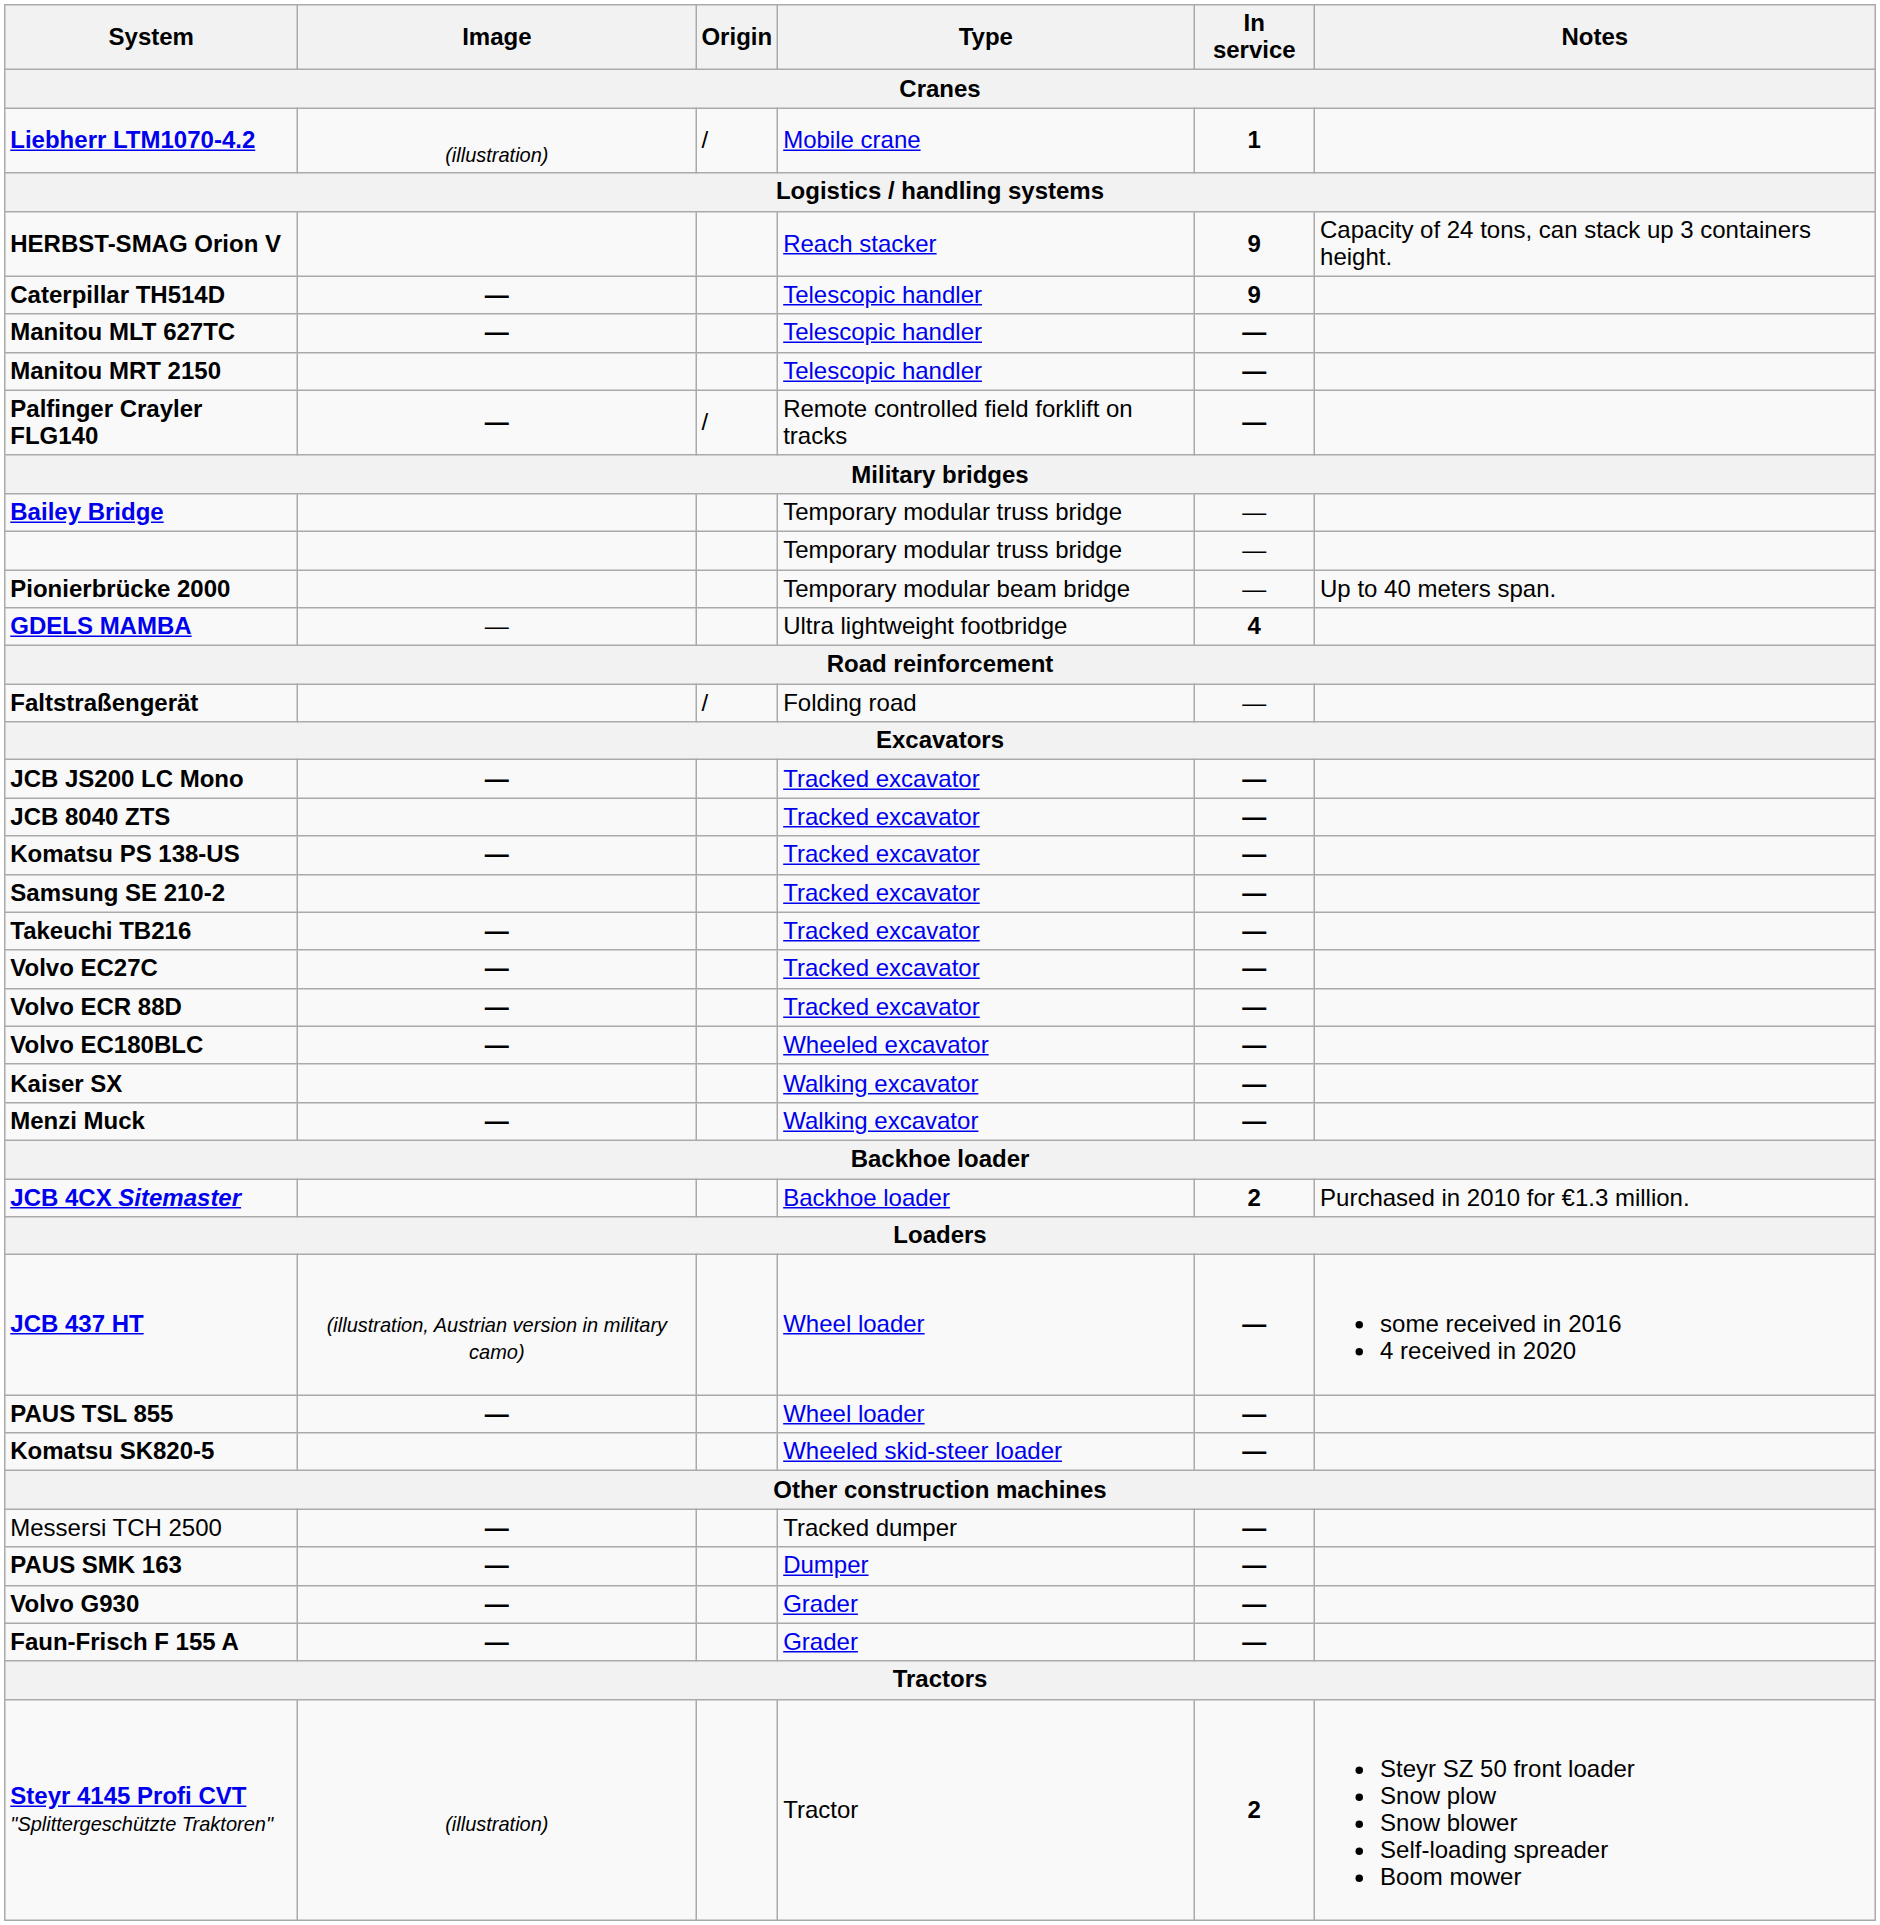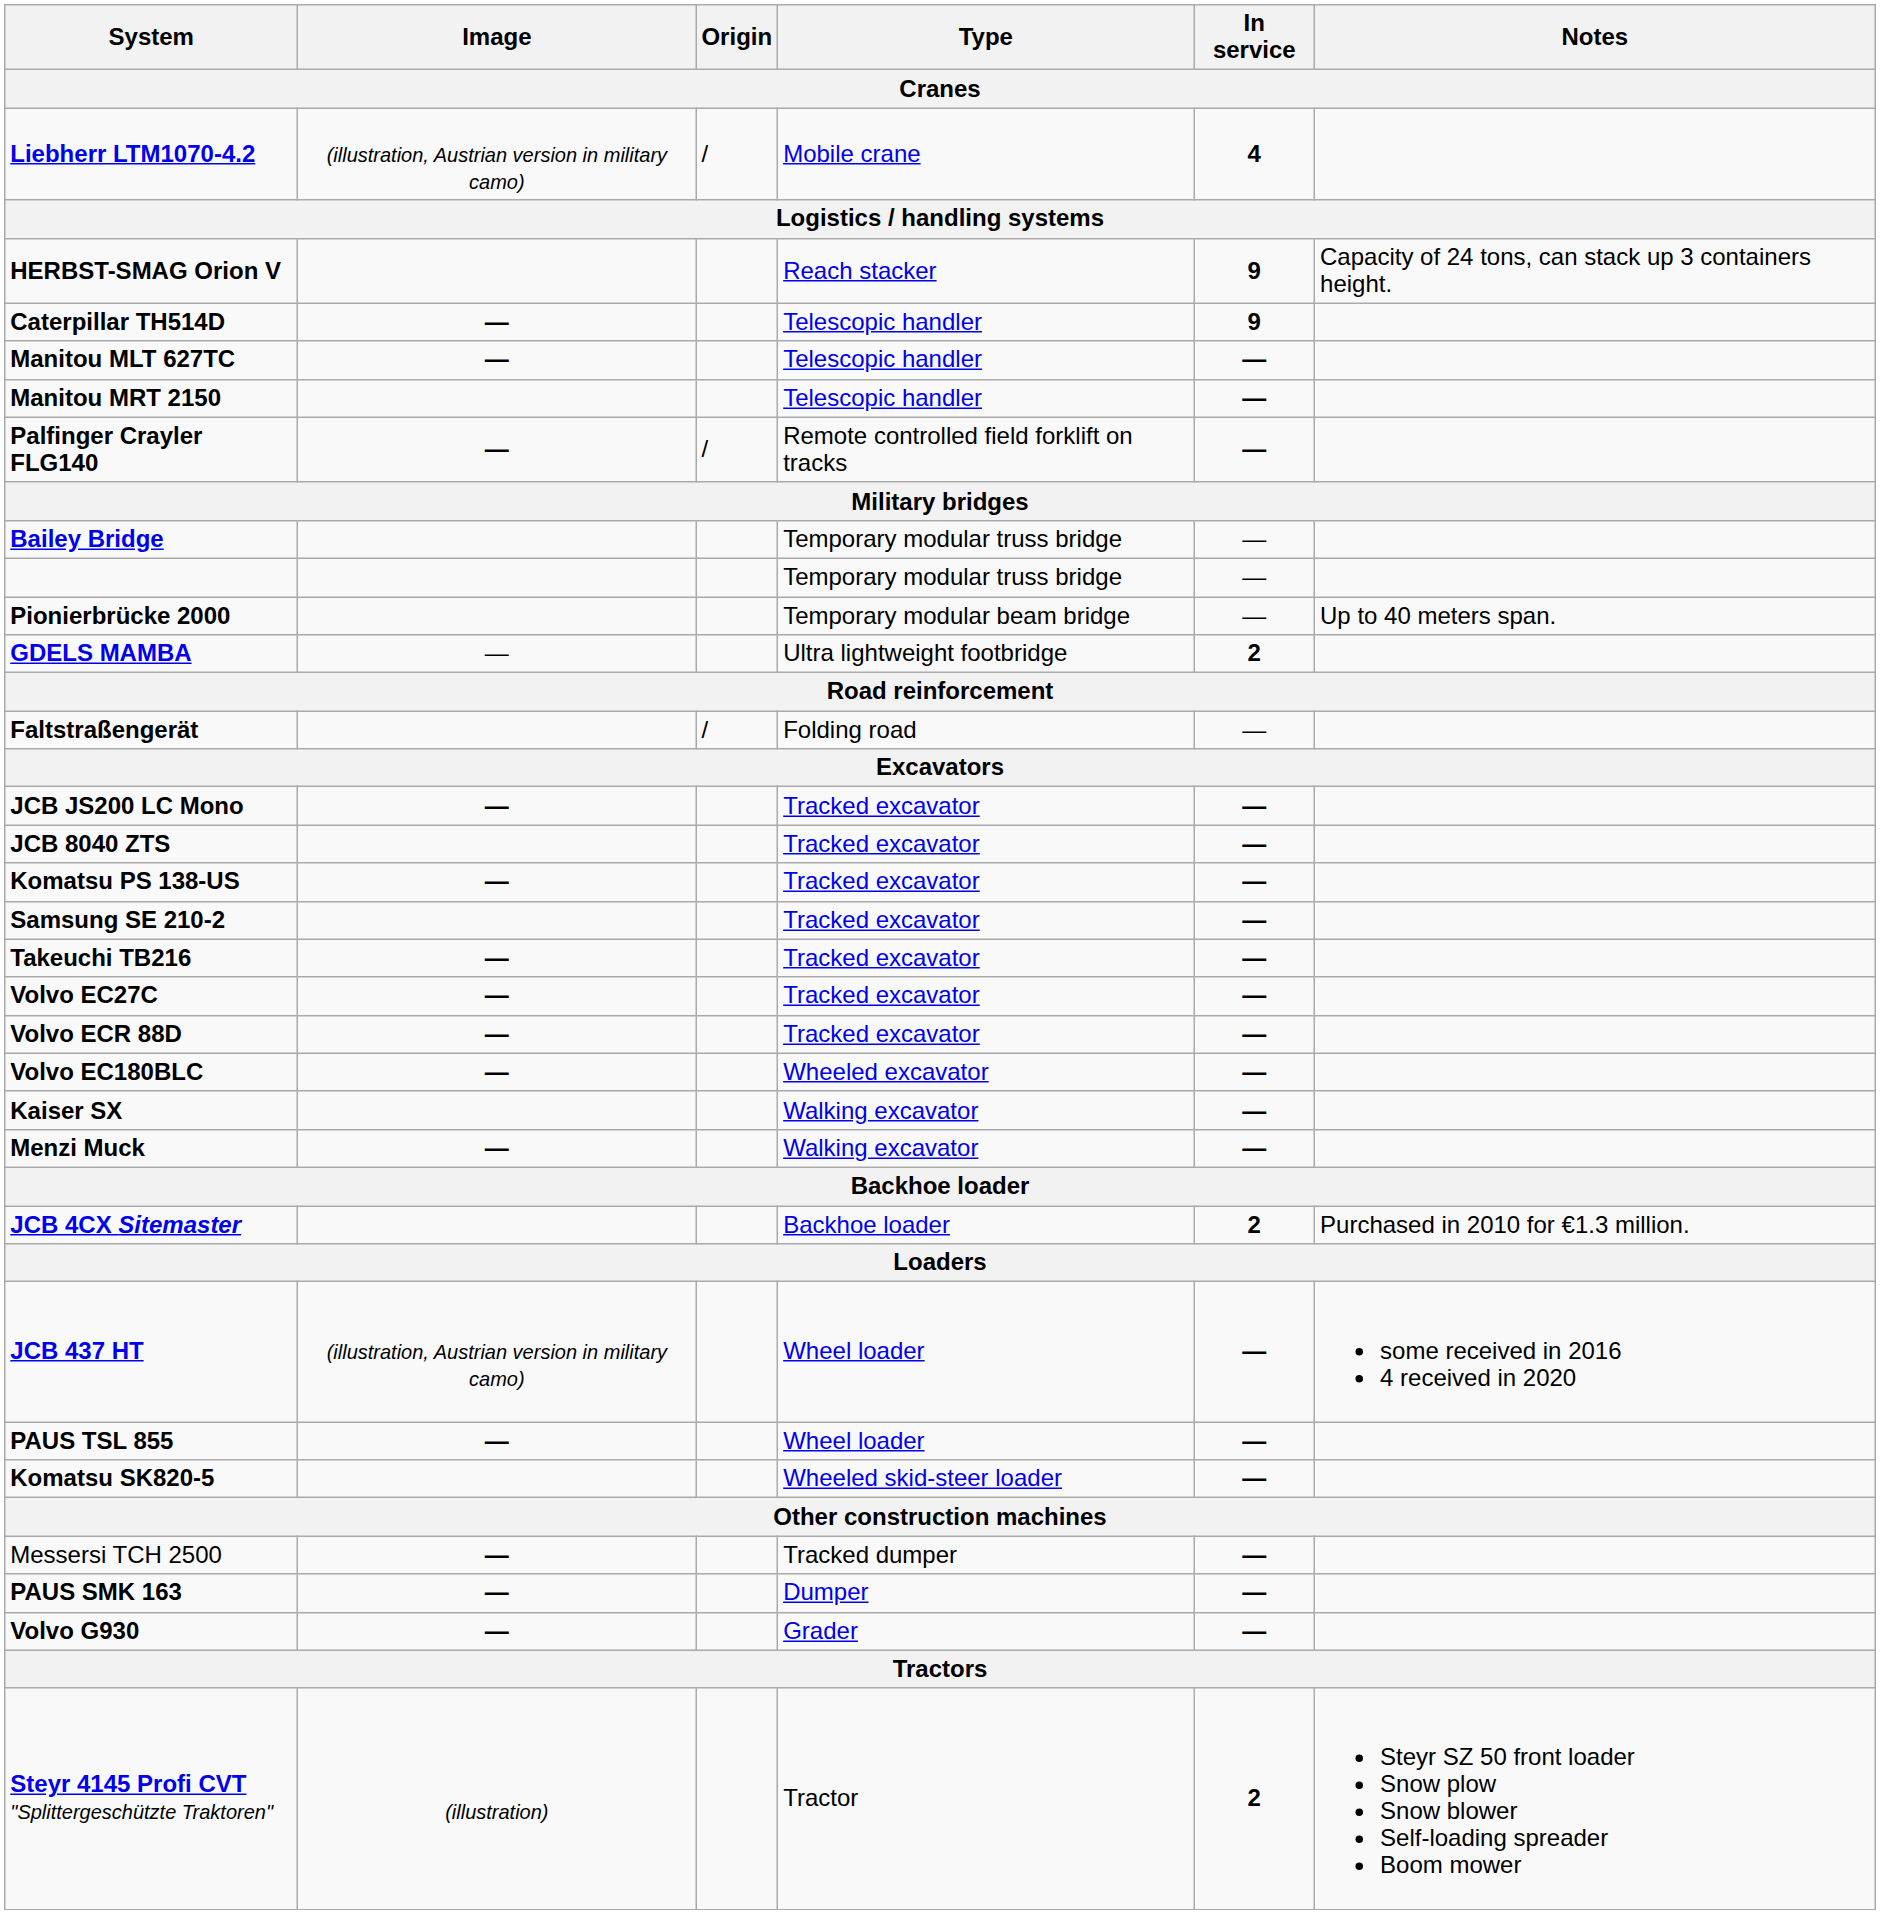(497, 153) (illustration) -> (497, 168) (illustration, Austrian version in military camo)
(1254, 140) 1 -> (1254, 153) 4
(1254, 626) 4 -> (1254, 653) 2
- row: (125, 1641)
